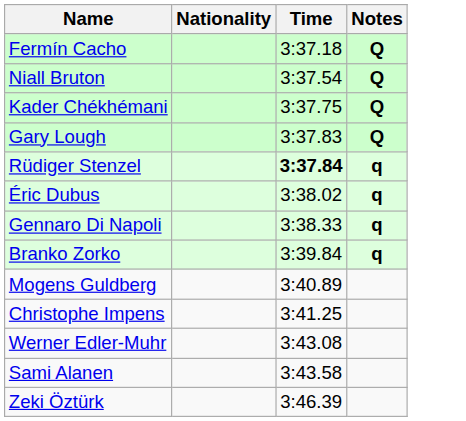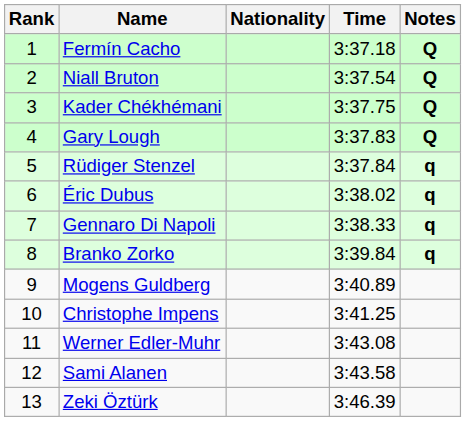+ column: (32, 19)
(311, 166) bold -> (365, 166) normal
